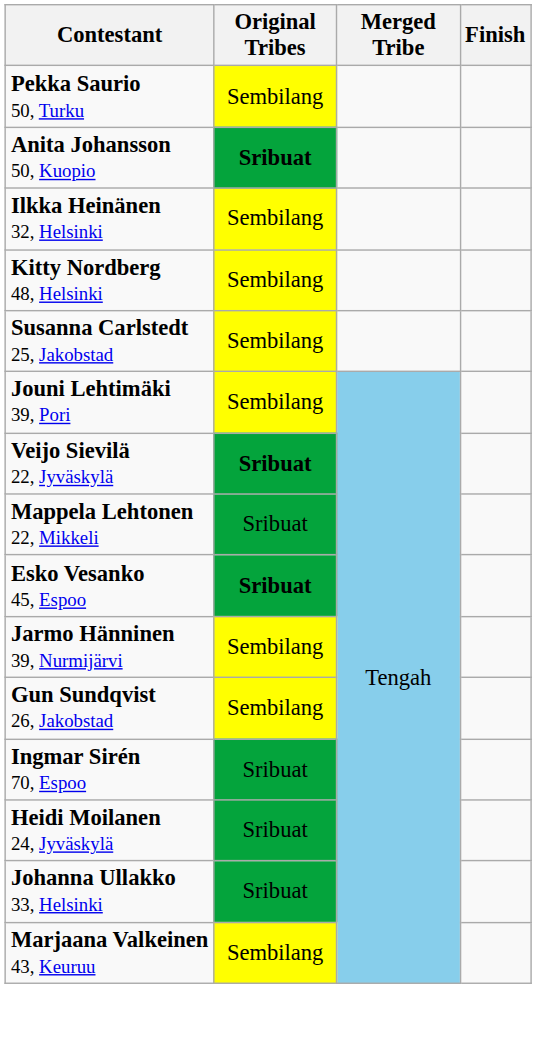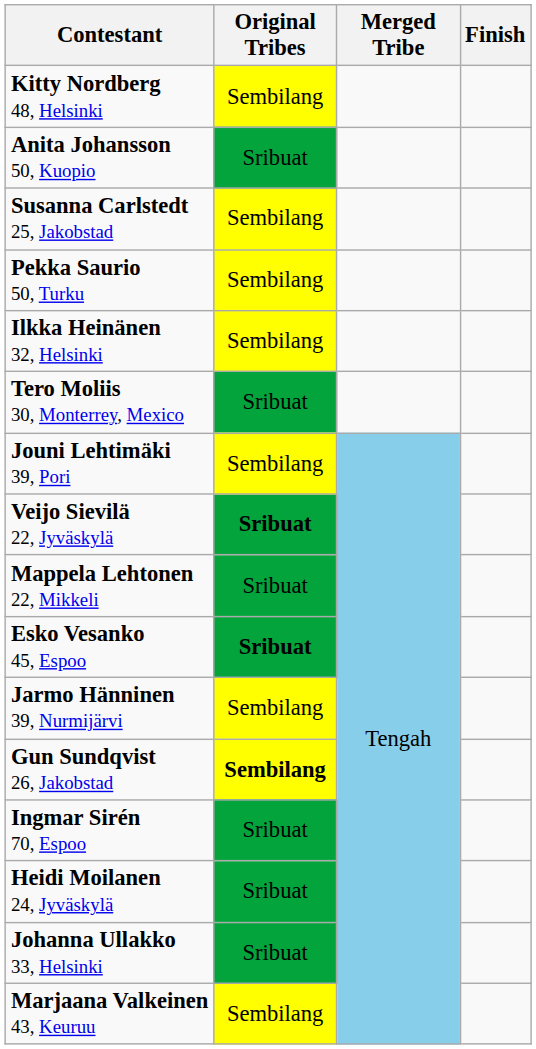rows swapped: (86, 279) <-> (76, 96)
(275, 157) bold -> (275, 157) normal
rows swapped: (100, 340) <-> (86, 218)
+ row: (97, 402)
(275, 707) normal -> (275, 768) bold
